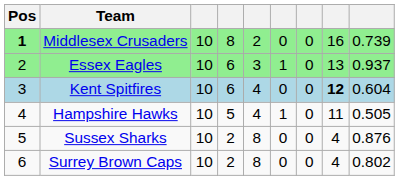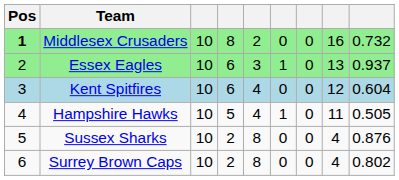(372, 41) 0.739 -> (372, 41) 0.732
(336, 89) bold -> (336, 89) normal
